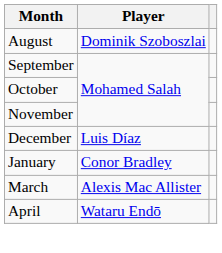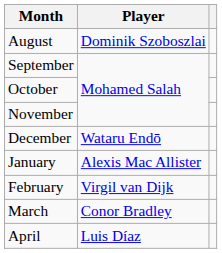(111, 138) Luis Díaz -> (121, 138) Wataru Endō
(126, 162) Conor Bradley -> (141, 162) Alexis Mac Allister
+ row: (36, 187)
(141, 187) Alexis Mac Allister -> (126, 211) Conor Bradley
(121, 211) Wataru Endō -> (111, 235) Luis Díaz
